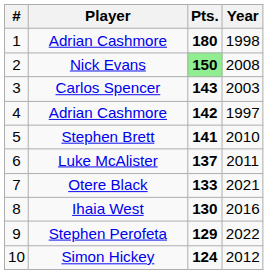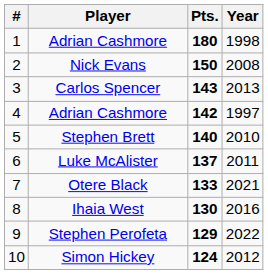(205, 64) lightgreen background -> (205, 64) no background
(243, 88) 2003 -> (243, 88) 2013
(205, 137) 141 -> (205, 137) 140
